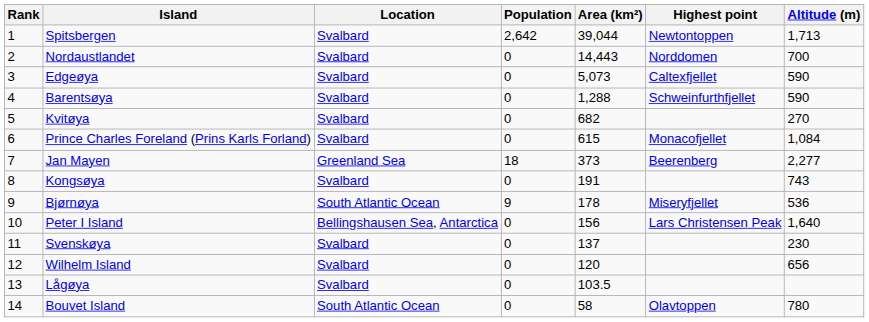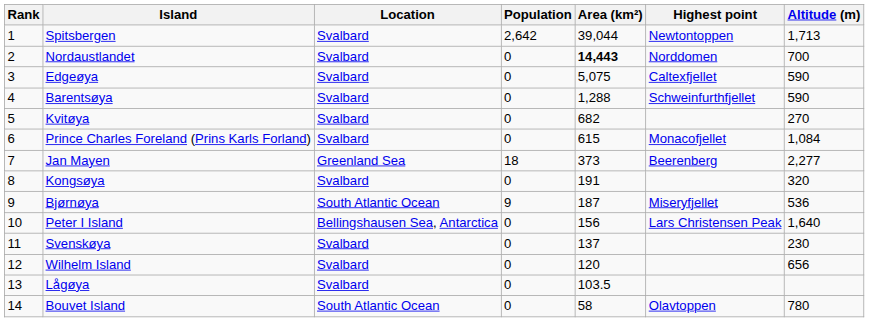(598, 56) normal -> (598, 56) bold
(594, 77) 5,073 -> (594, 77) 5,075
(798, 181) 743 -> (798, 181) 320
(589, 202) 178 -> (589, 202) 187
